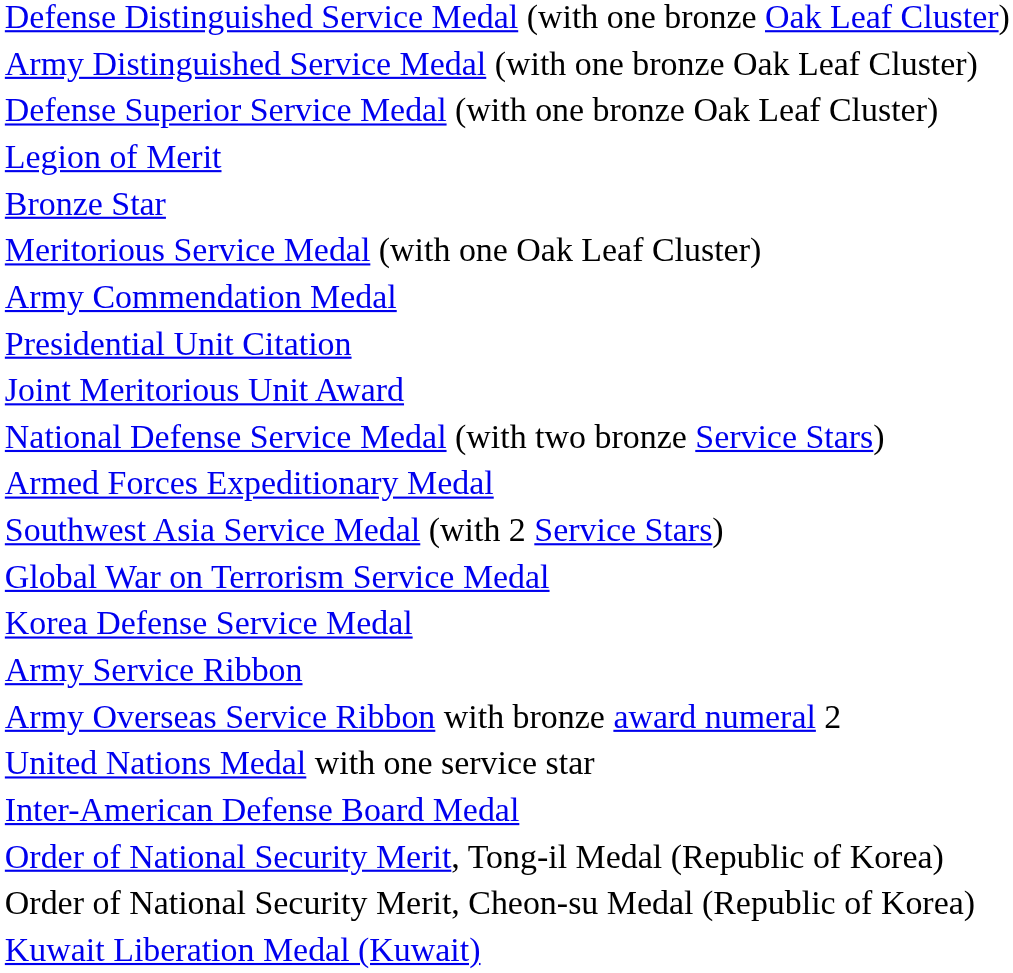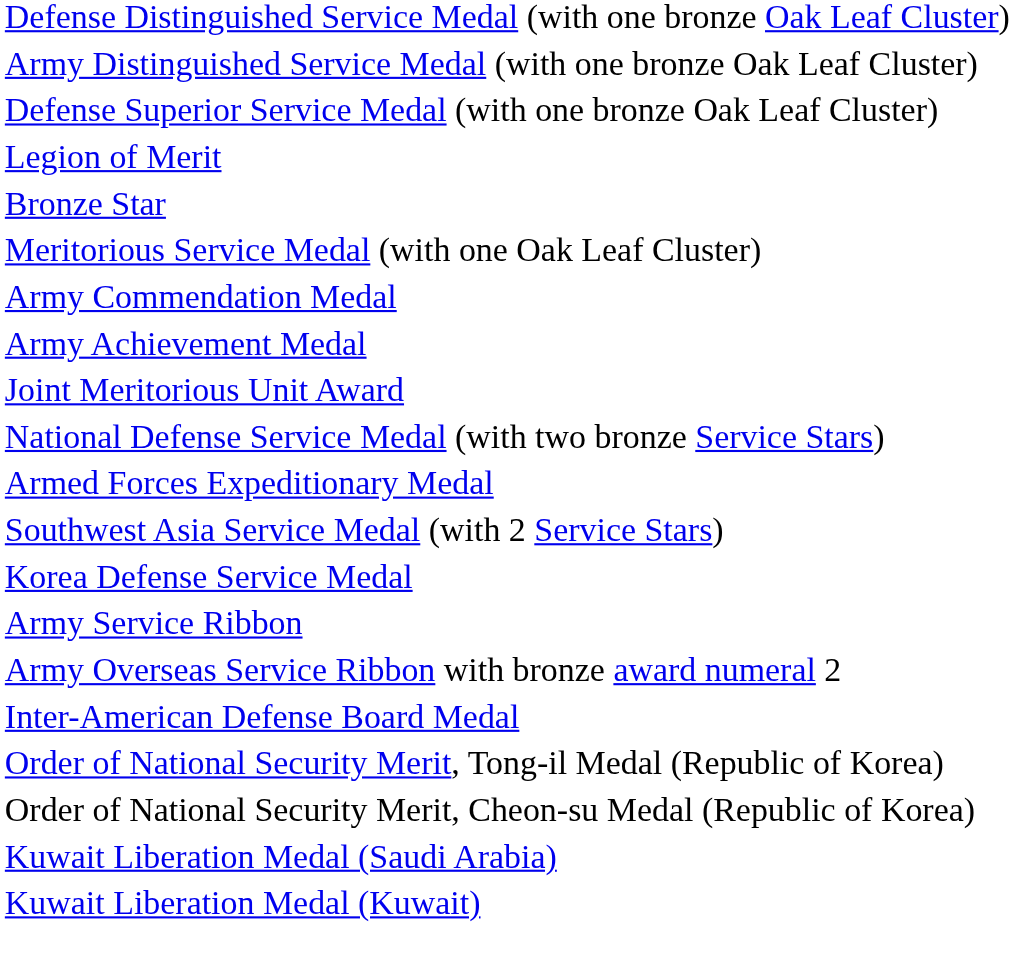+ row: (186, 343)
- row: (178, 343)
- row: (277, 576)
- row: (300, 763)
+ row: (281, 856)
